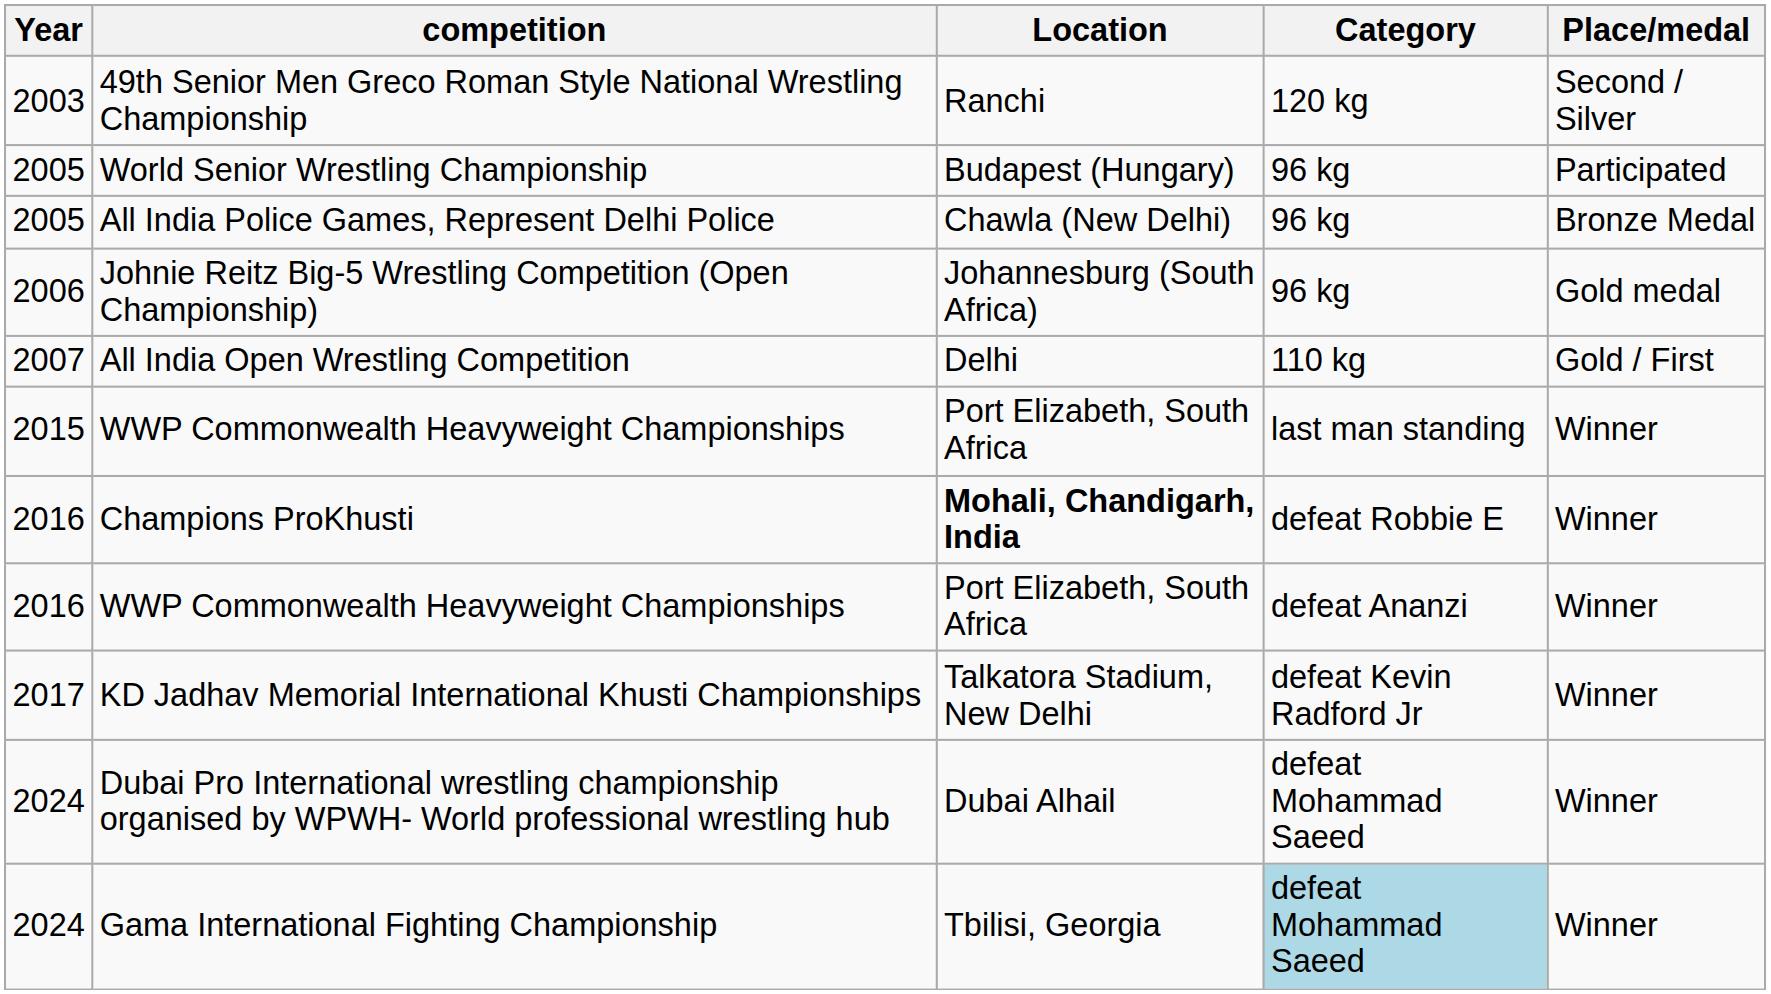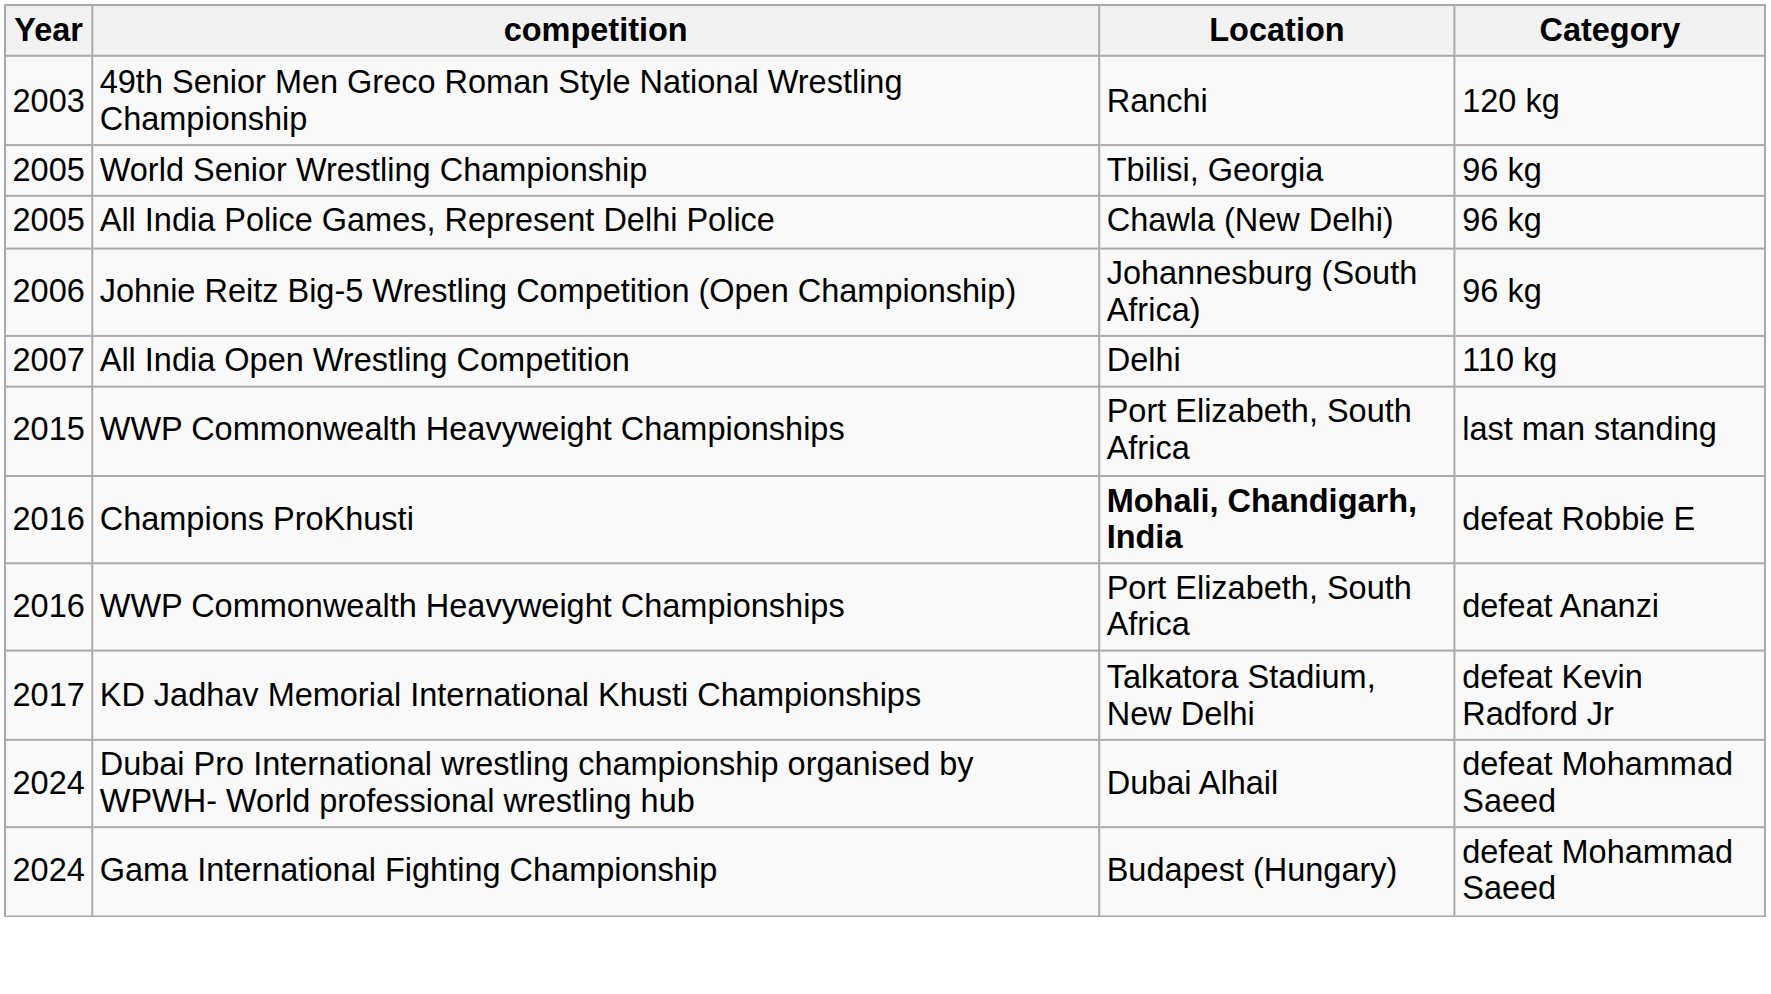- column: (1656, 30)
(1089, 169) Budapest (Hungary) -> (1215, 169) Tbilisi, Georgia
(1052, 925) Tbilisi, Georgia -> (1252, 870) Budapest (Hungary)
(1357, 925) lightblue background -> (1598, 870) no background
